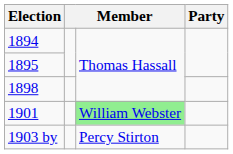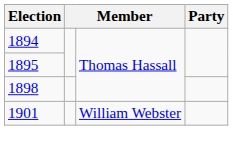(130, 112) lightgreen background -> (130, 112) no background
- row: (33, 137)
